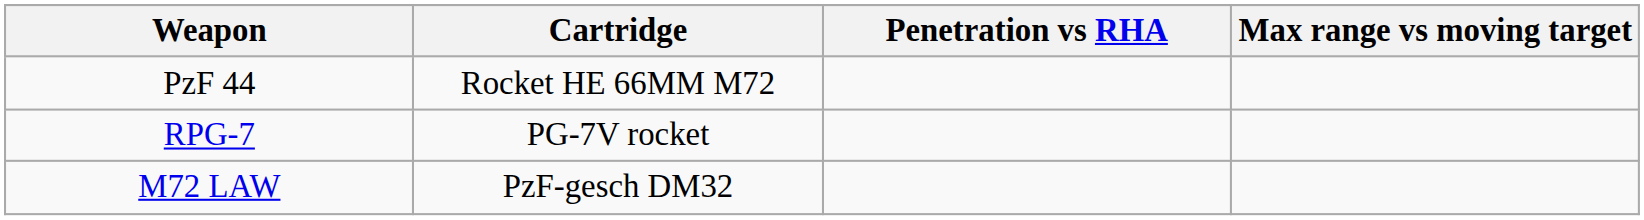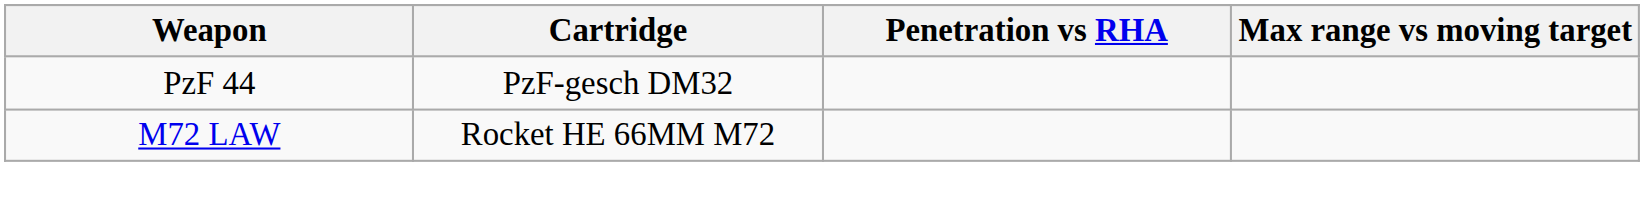(618, 82) Rocket HE 66MM M72 -> (618, 82) PzF-gesch DM32
- row: (209, 134)
(618, 186) PzF-gesch DM32 -> (618, 134) Rocket HE 66MM M72
